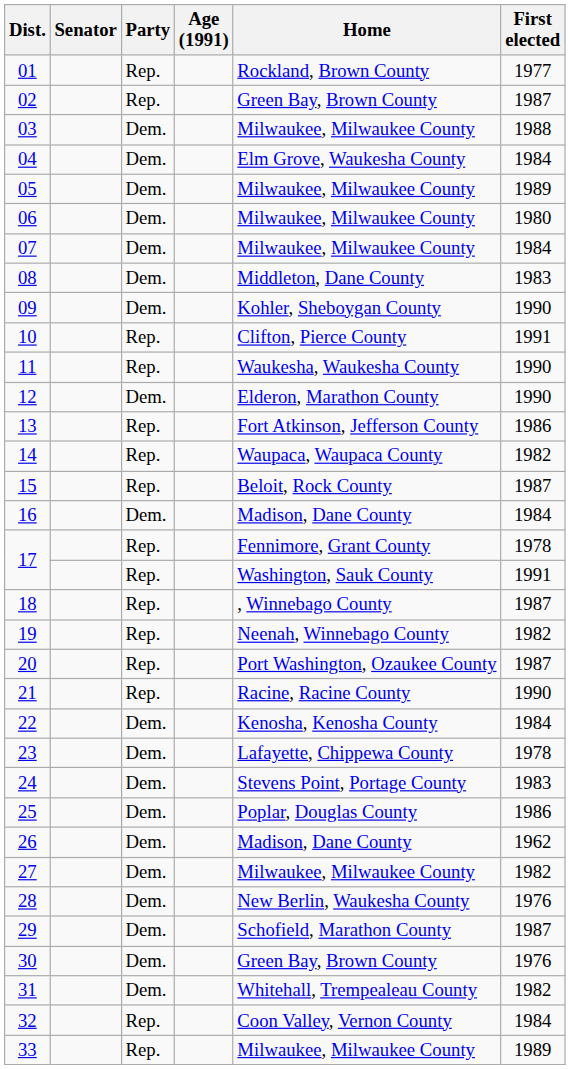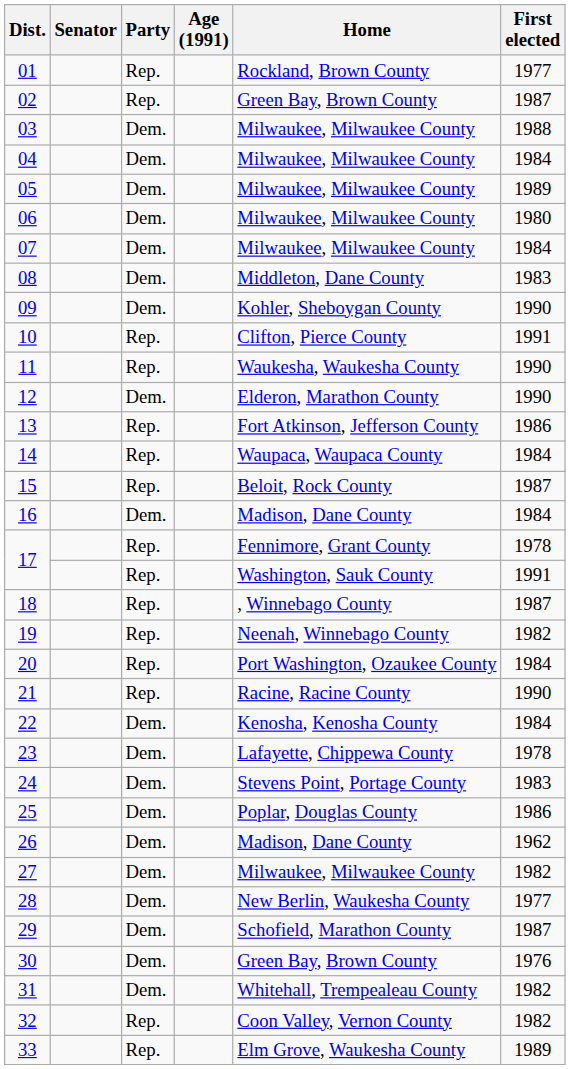(351, 159) Elm Grove, Waukesha County -> (356, 159) Milwaukee, Milwaukee County
(533, 456) 1982 -> (533, 456) 1984
(533, 663) 1987 -> (533, 663) 1984
(533, 901) 1976 -> (533, 901) 1977
(533, 1020) 1984 -> (533, 1020) 1982
(356, 1049) Milwaukee, Milwaukee County -> (351, 1049) Elm Grove, Waukesha County
